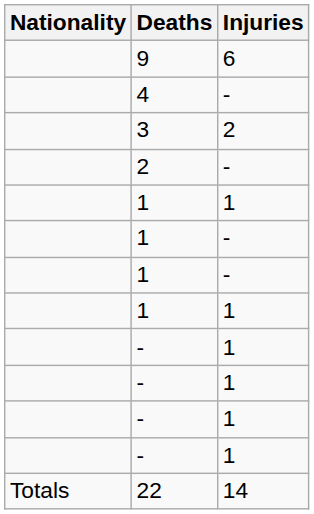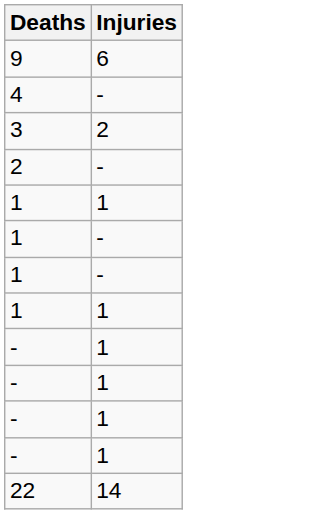- column: (68, 22)
